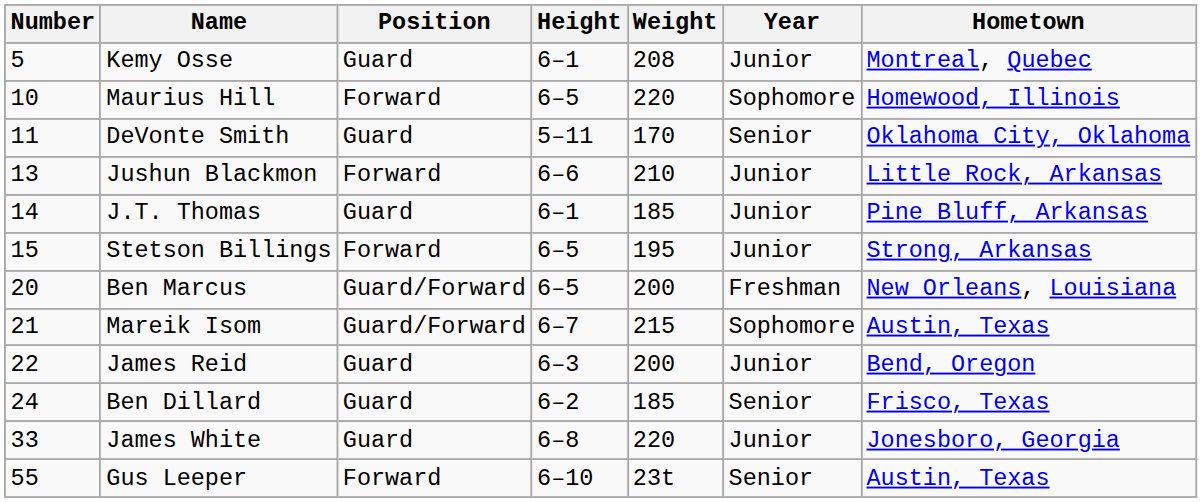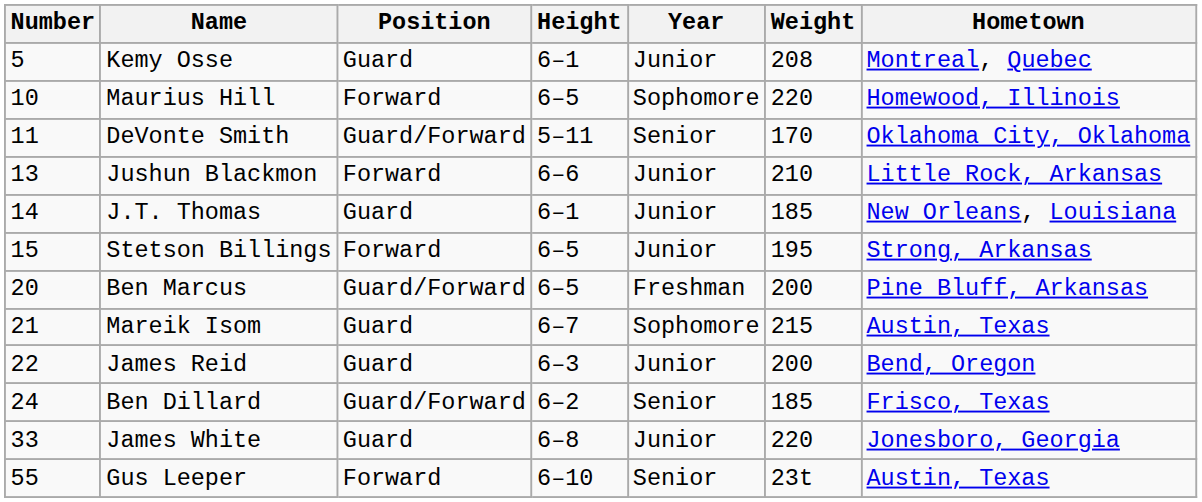columns swapped: (675, 24) <-> (792, 24)
(378, 138) Guard -> (434, 138) Guard/Forward
(1007, 214) Pine Bluff, Arkansas -> (1021, 214) New Orleans, Louisiana
(1021, 289) New Orleans, Louisiana -> (1007, 289) Pine Bluff, Arkansas
(434, 327) Guard/Forward -> (378, 327) Guard
(378, 403) Guard -> (434, 403) Guard/Forward
